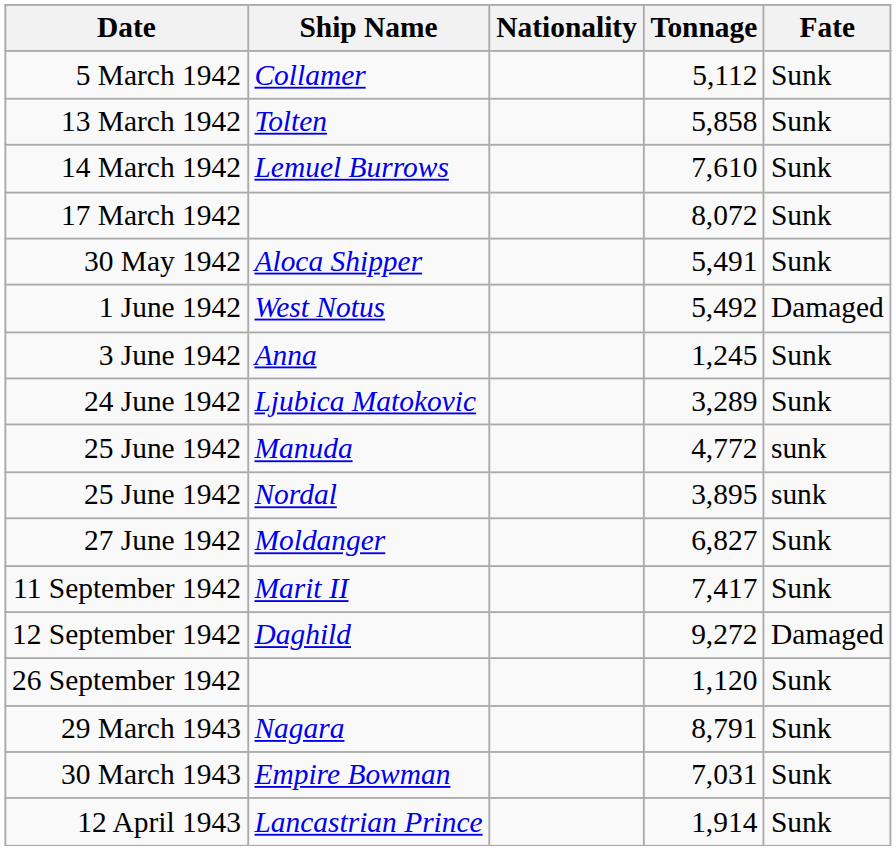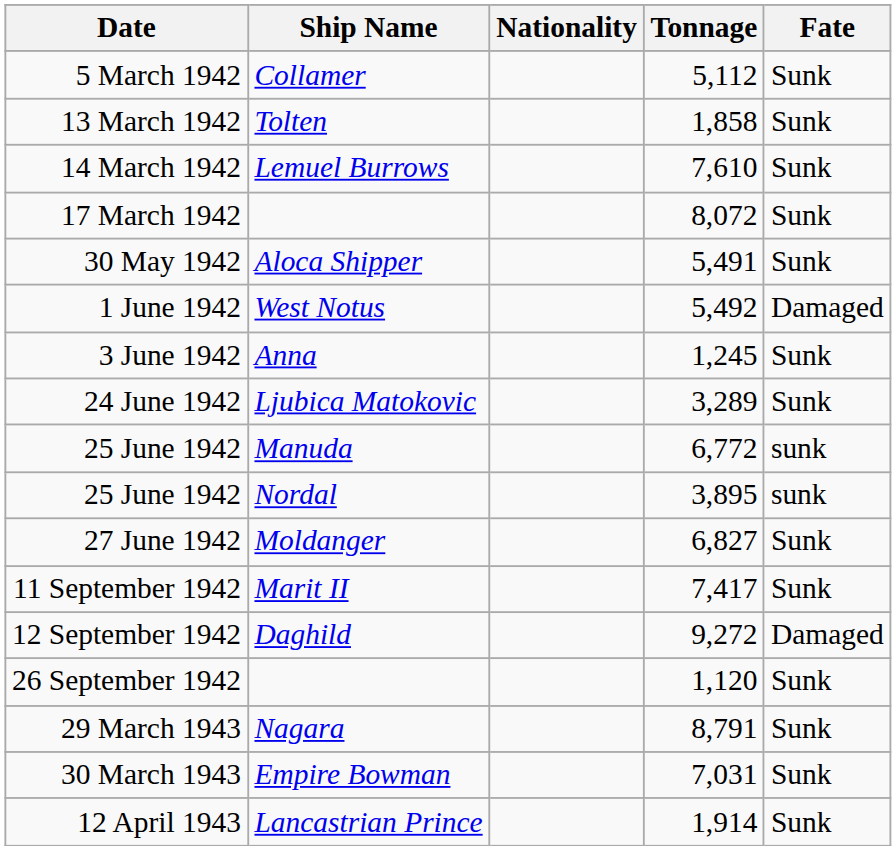(724, 121) 5,858 -> (724, 121) 1,858
(724, 448) 4,772 -> (724, 448) 6,772
